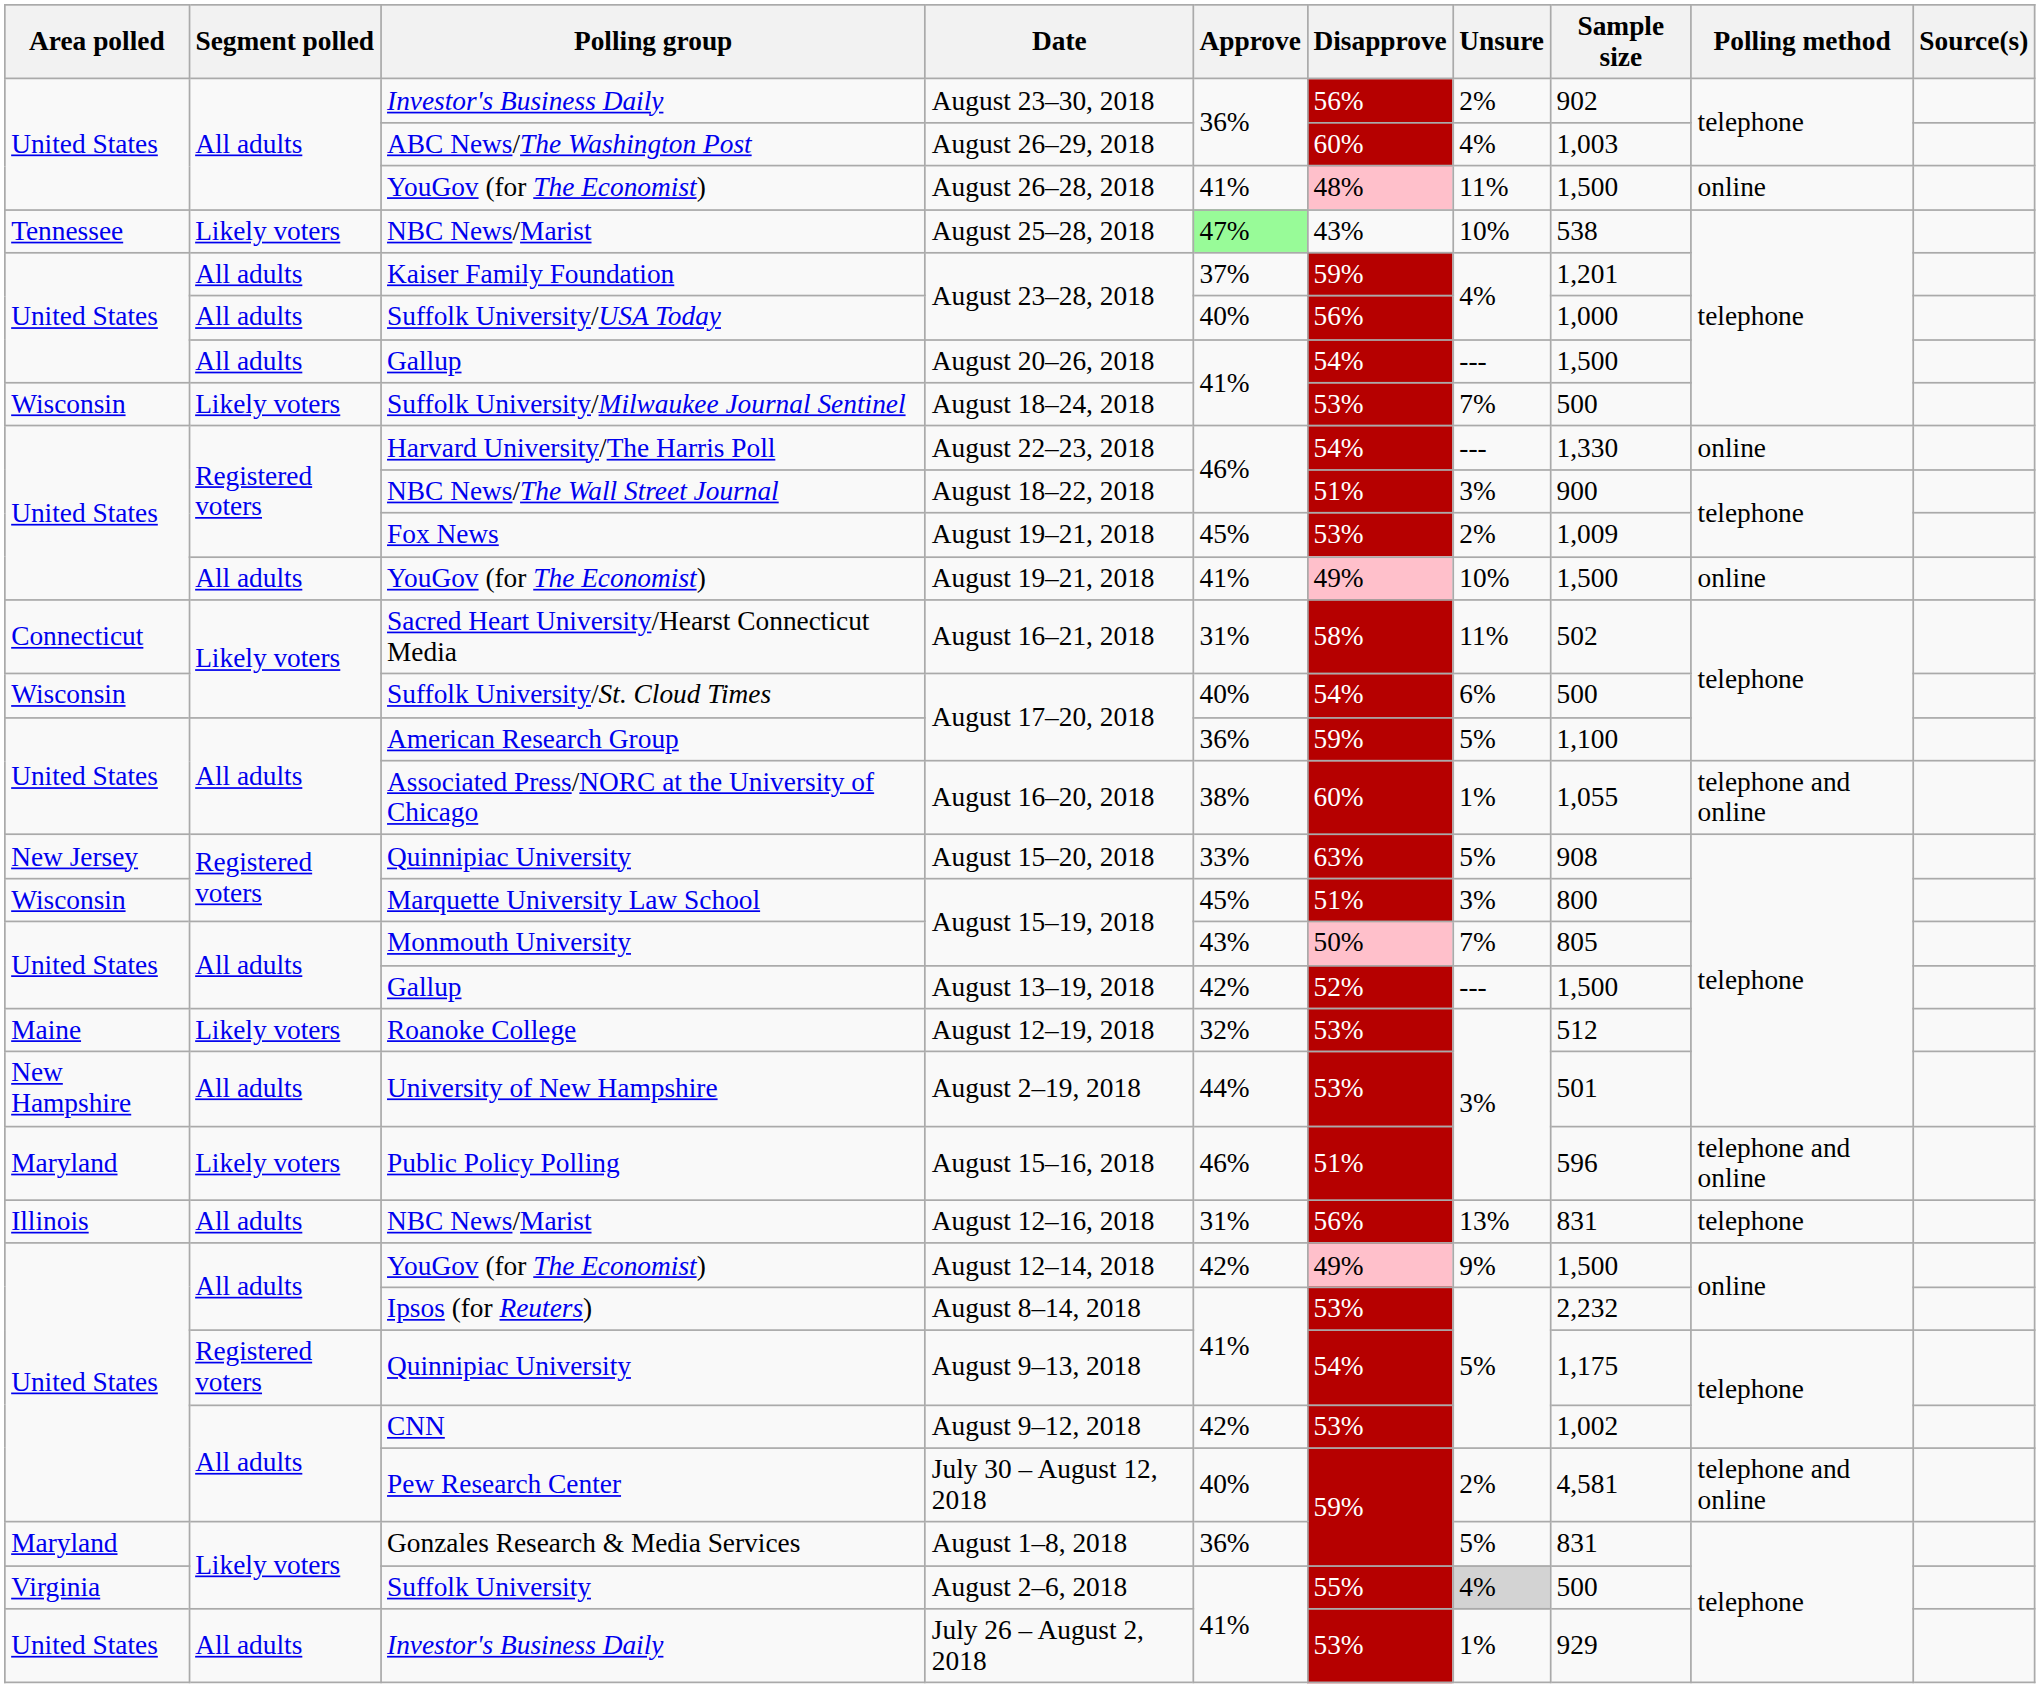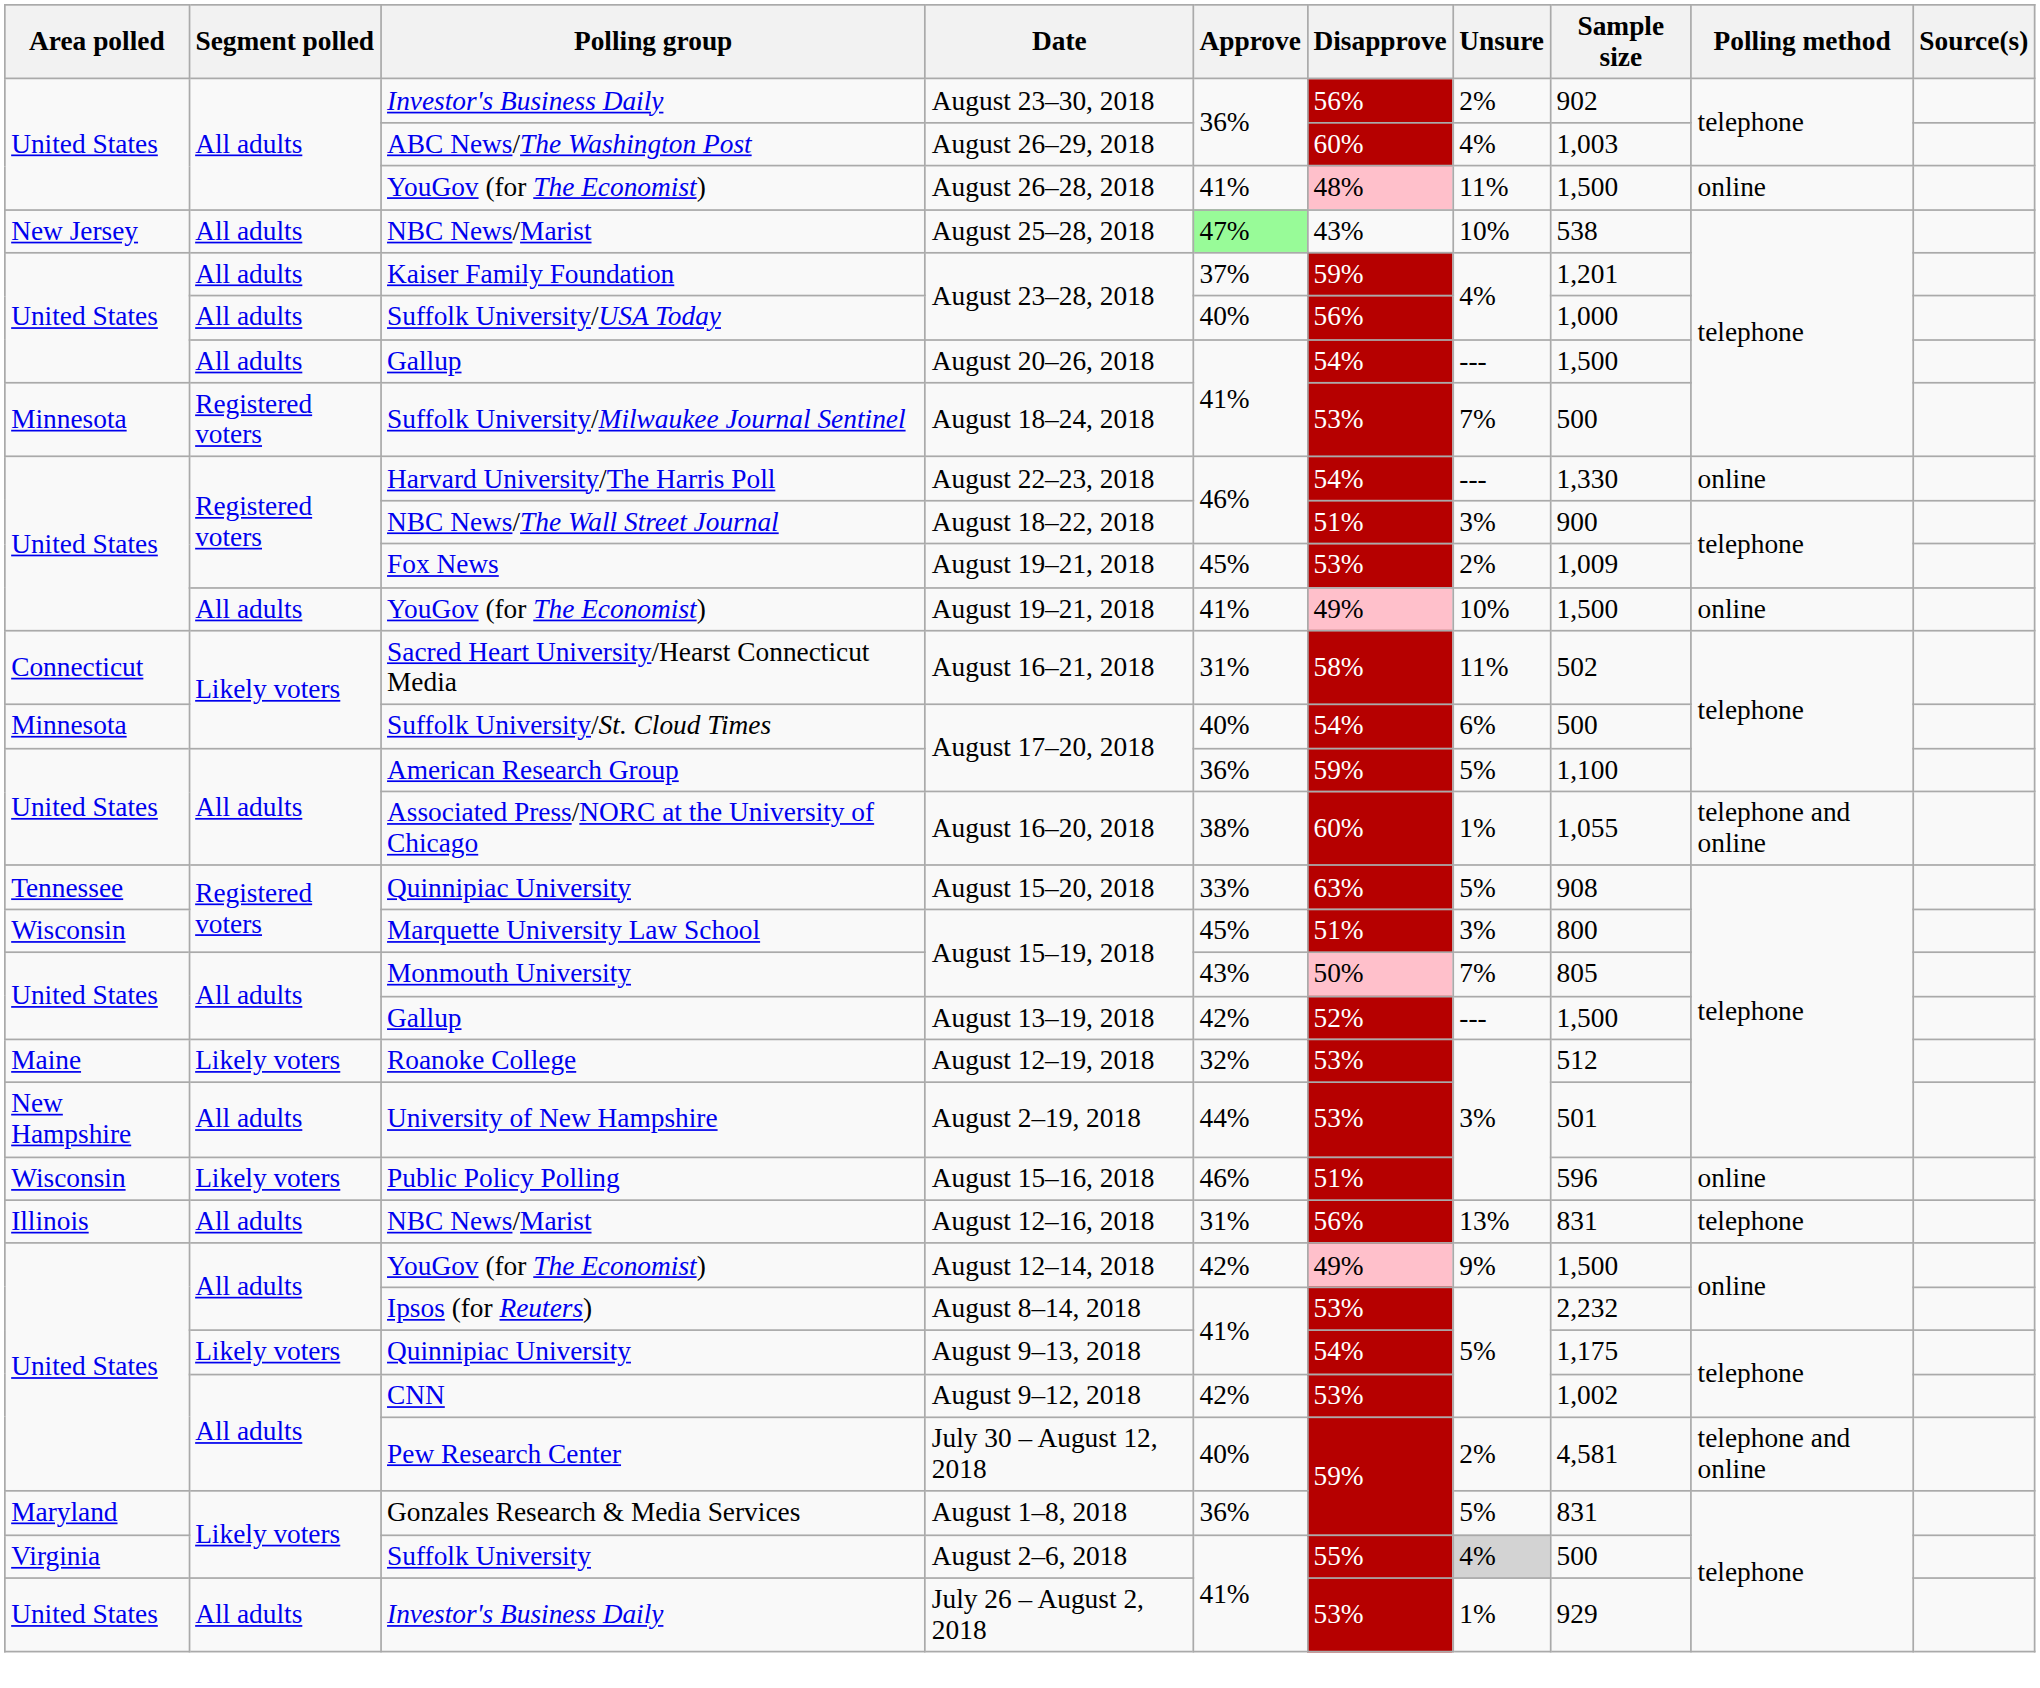(67, 230) Tennessee -> (75, 230) New Jersey
(268, 230) Likely voters -> (249, 230) All adults
(68, 404) Wisconsin -> (69, 419) Minnesota
(268, 404) Likely voters -> (254, 419) Registered voters
(68, 695) Wisconsin -> (69, 726) Minnesota
(75, 856) New Jersey -> (67, 886) Tennessee
(64, 1162) Maryland -> (68, 1178) Wisconsin
(1774, 1162) telephone and online -> (1732, 1178) online
(254, 1367) Registered voters -> (268, 1351) Likely voters
